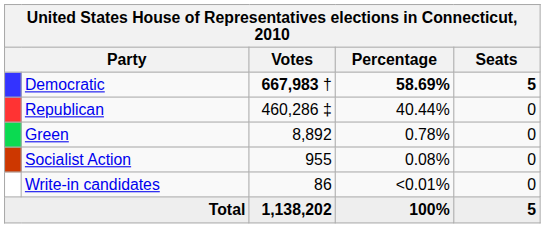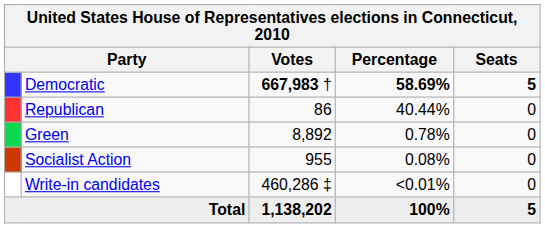(297, 110) 460,286 ‡ -> (323, 110) 86
(323, 185) 86 -> (297, 185) 460,286 ‡
